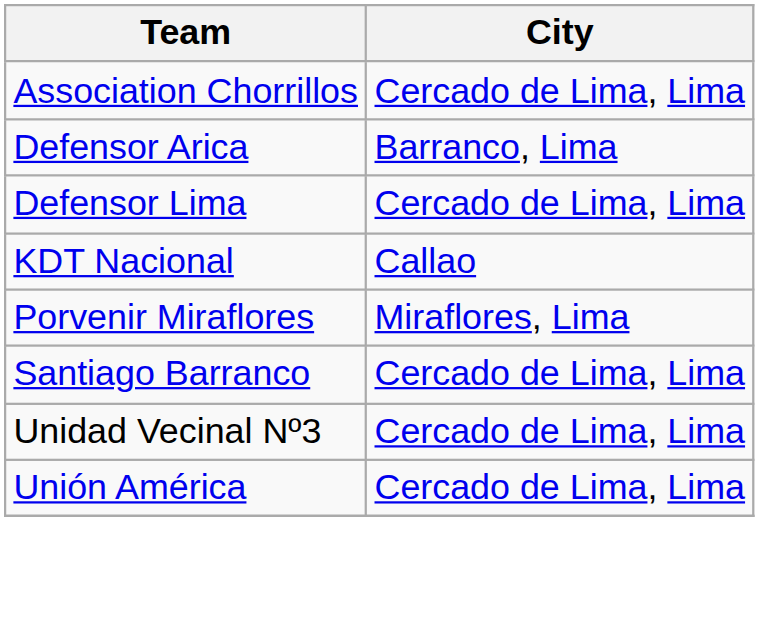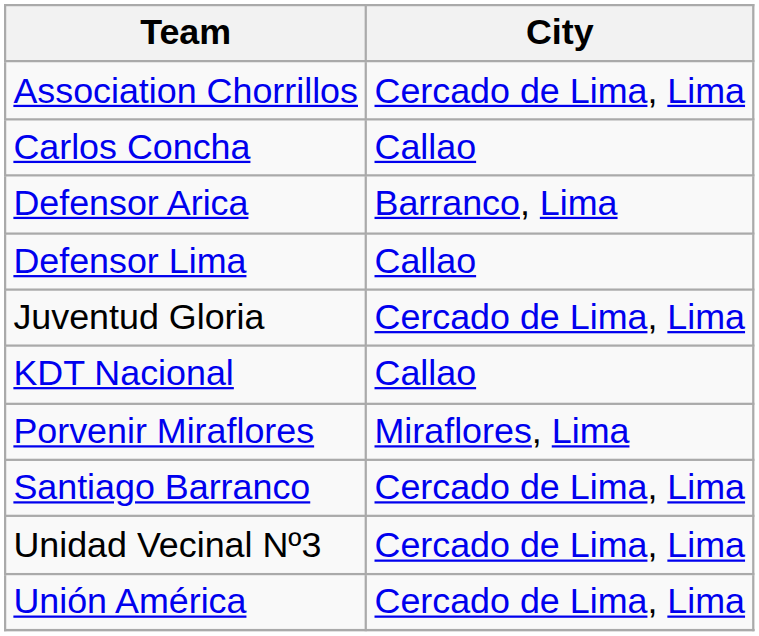+ row: (132, 146)
(560, 203) Cercado de Lima, Lima -> (425, 260) Callao
+ row: (139, 317)
